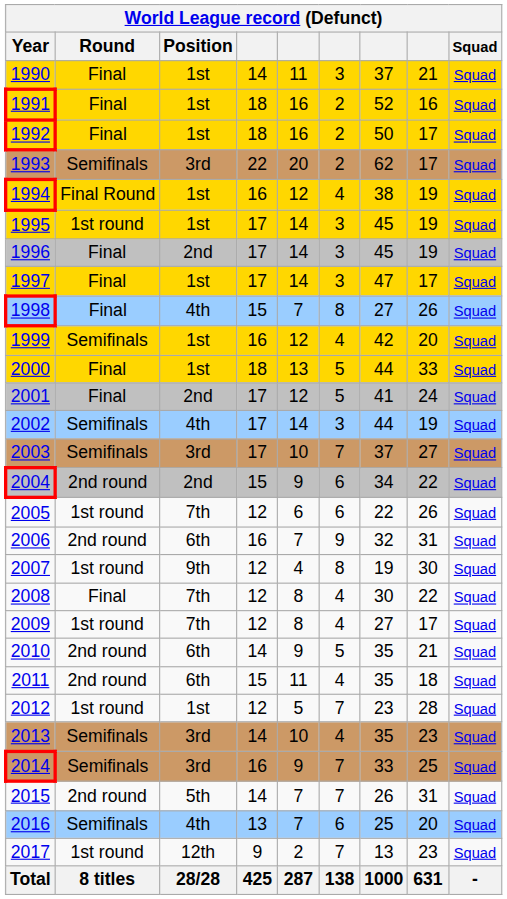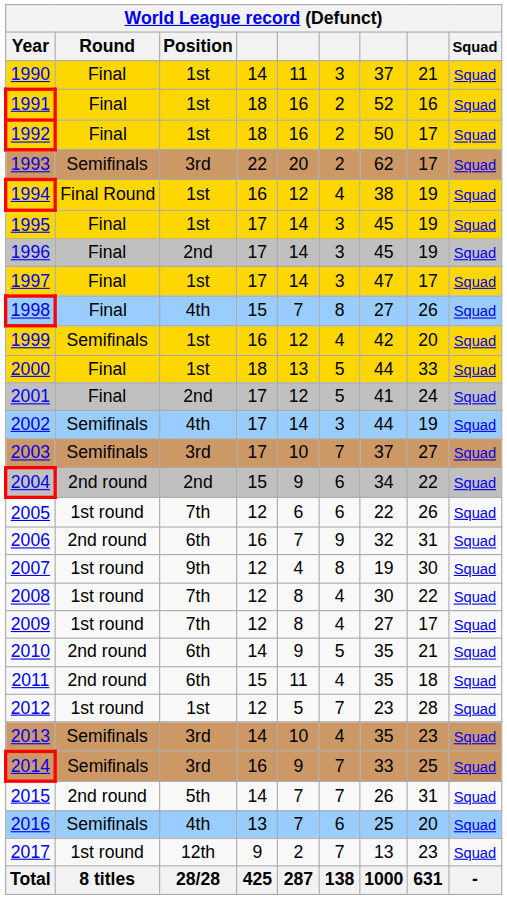(107, 224) 1st round -> (107, 224) Final
(107, 596) Final -> (107, 596) 1st round
